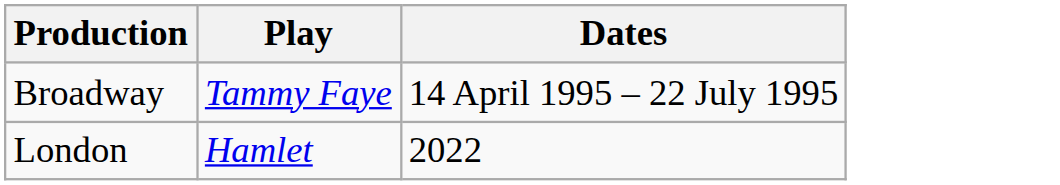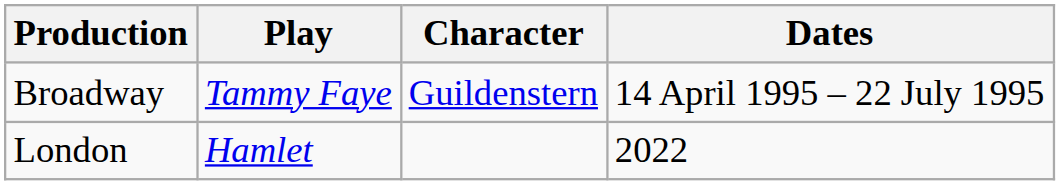+ column: (503, 33)
